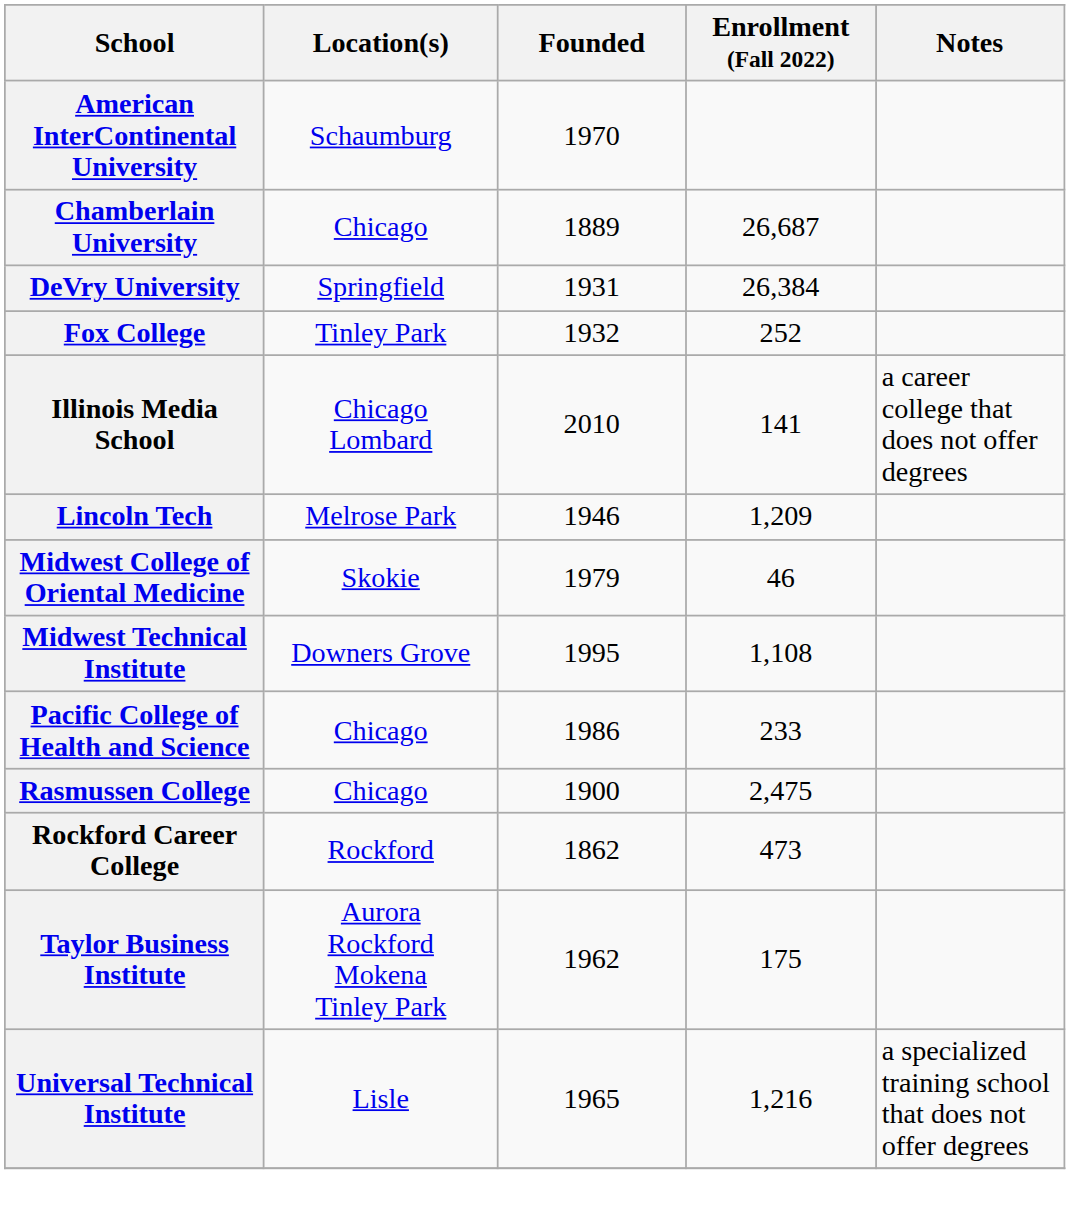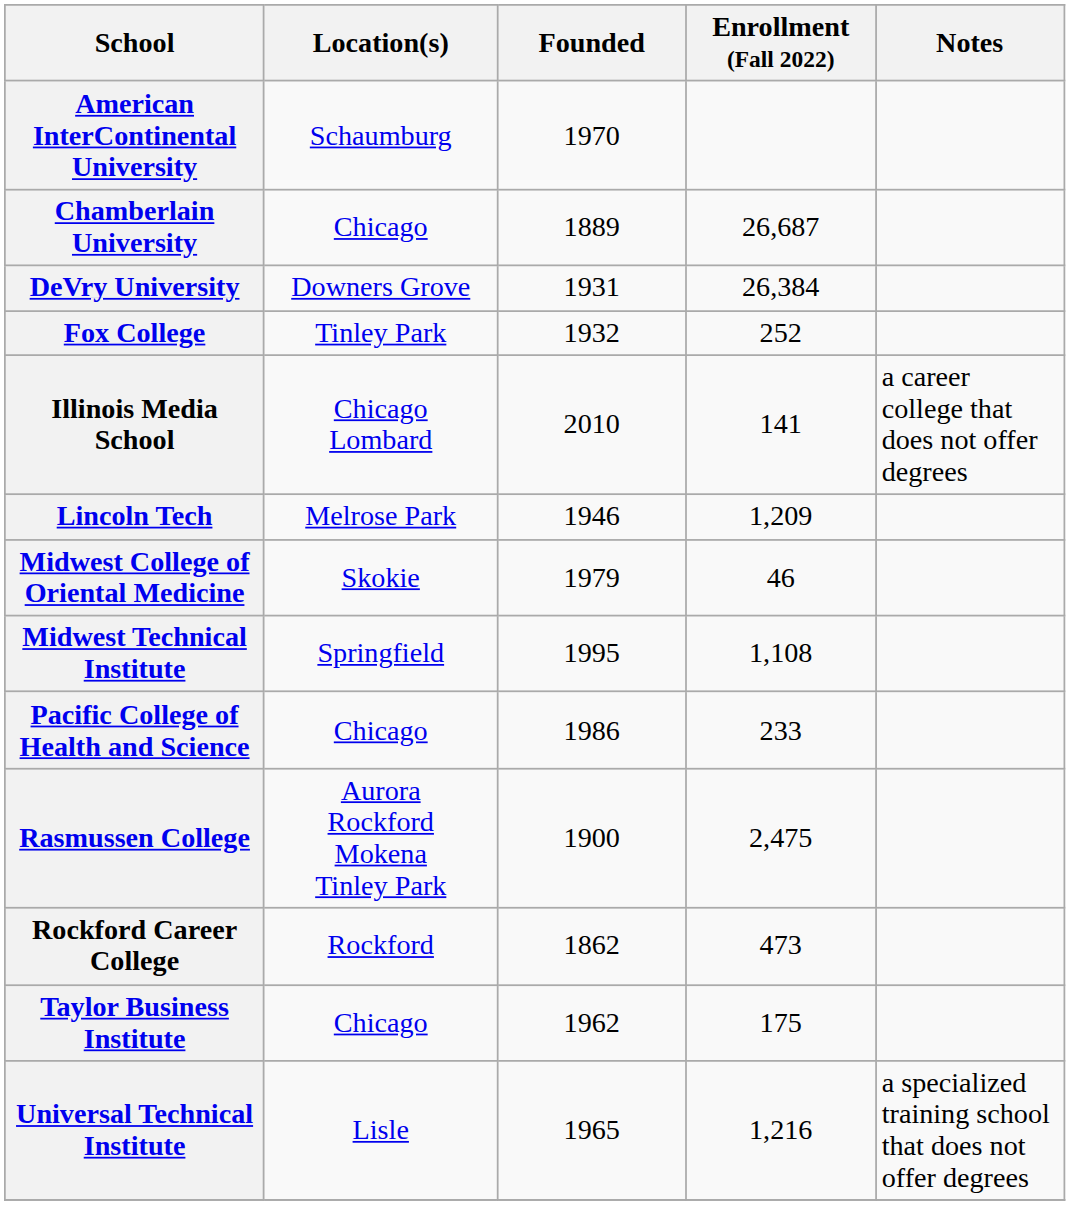(381, 287) Springfield -> (381, 287) Downers Grove
(381, 653) Downers Grove -> (381, 653) Springfield
(381, 790) Chicago -> (381, 837) Aurora Rockford Mokena Tinley Park
(381, 958) Aurora Rockford Mokena Tinley Park -> (381, 1022) Chicago
